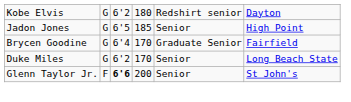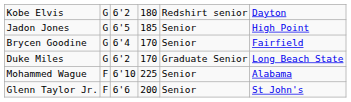(199, 43) Graduate Senior -> (179, 43) Senior
(173, 58) Senior -> (205, 58) Graduate Senior
+ row: (47, 74)
(121, 74) bold -> (121, 89) normal
